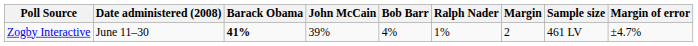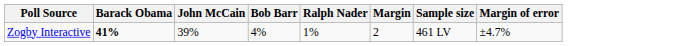- column: (159, 13)
